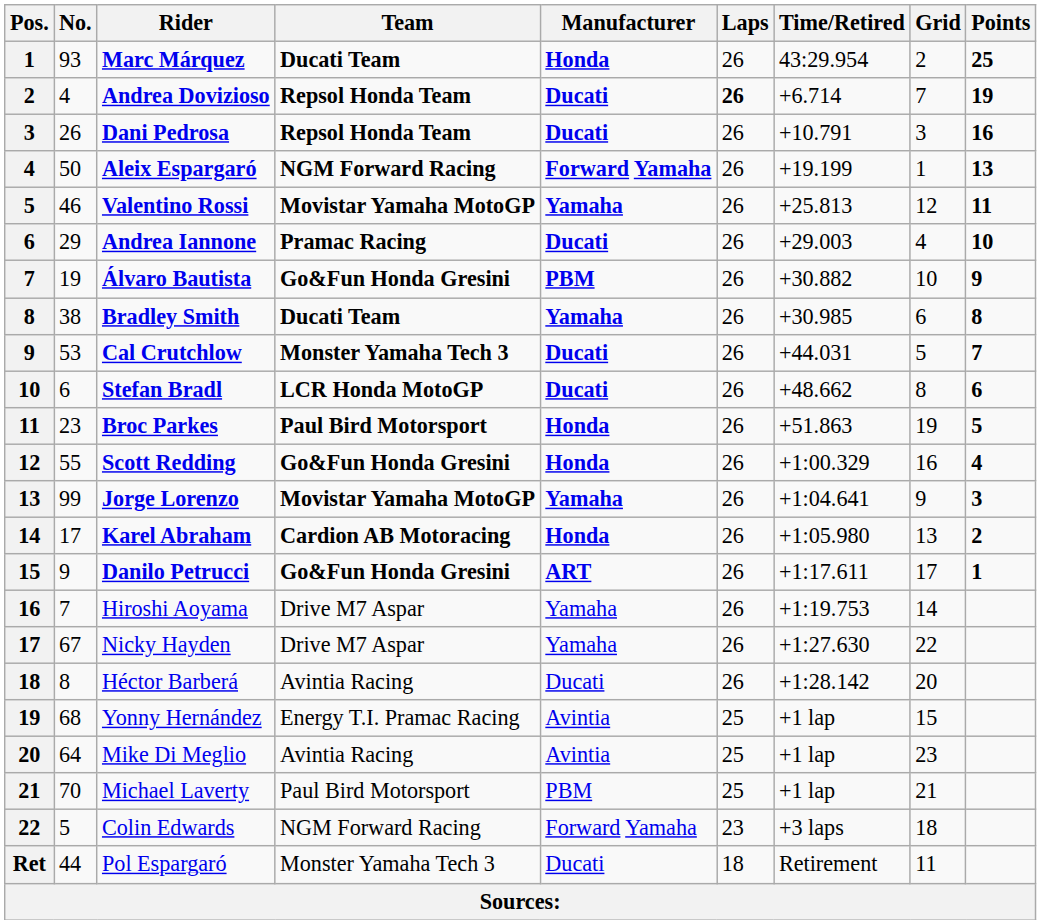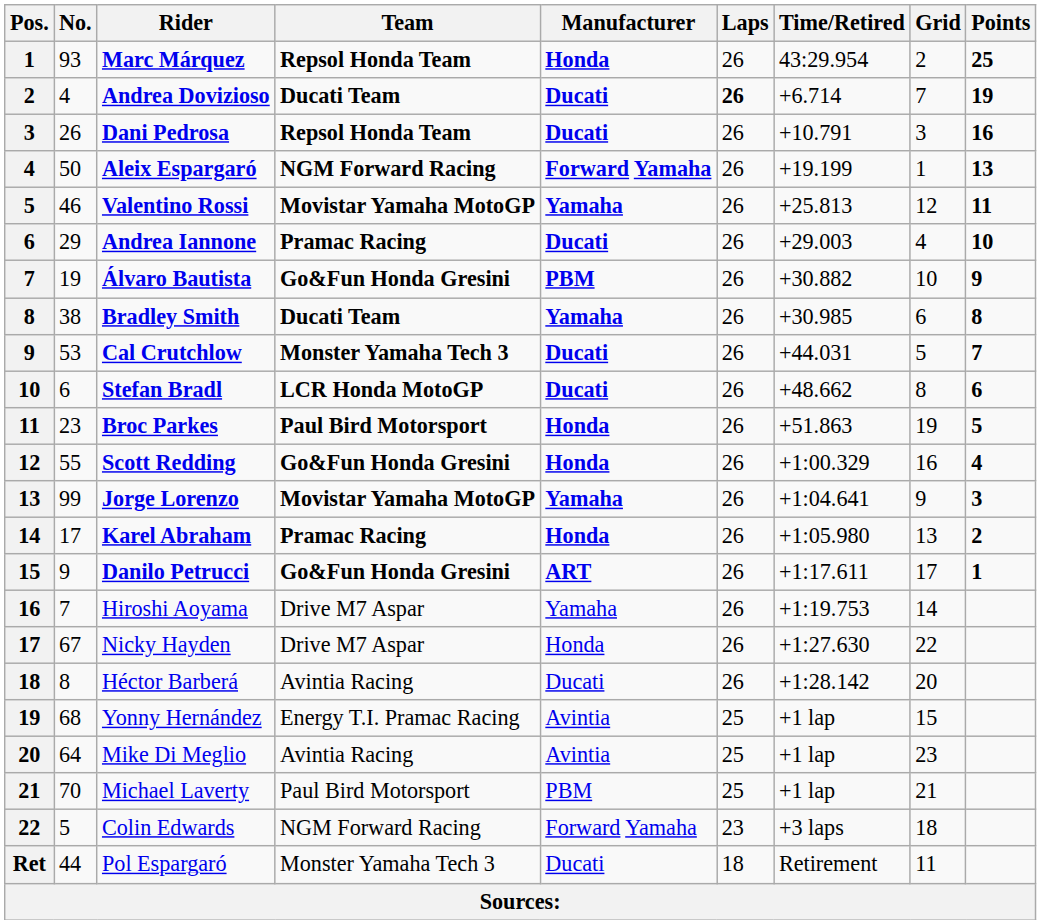(340, 59) Ducati Team -> (376, 59) Repsol Honda Team
(376, 96) Repsol Honda Team -> (340, 96) Ducati Team
(395, 535) Cardion AB Motoracing -> (353, 535) Pramac Racing
(581, 645) Yamaha -> (575, 645) Honda
